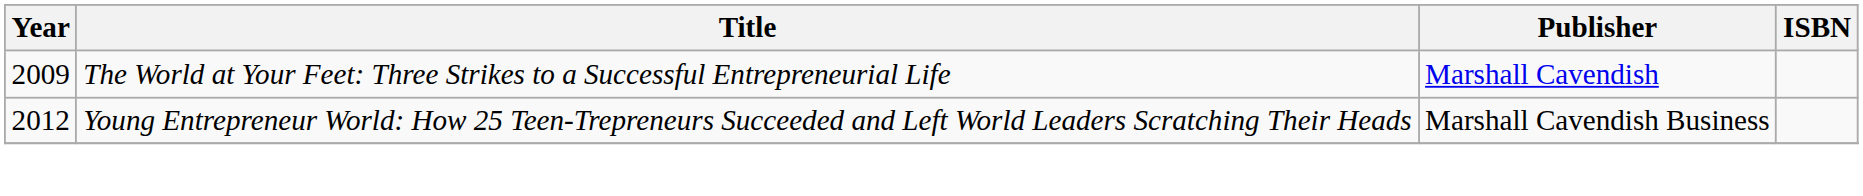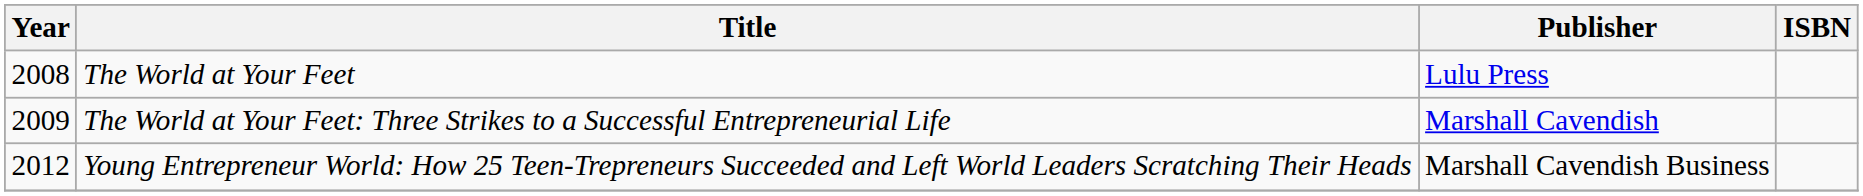+ row: (219, 73)
